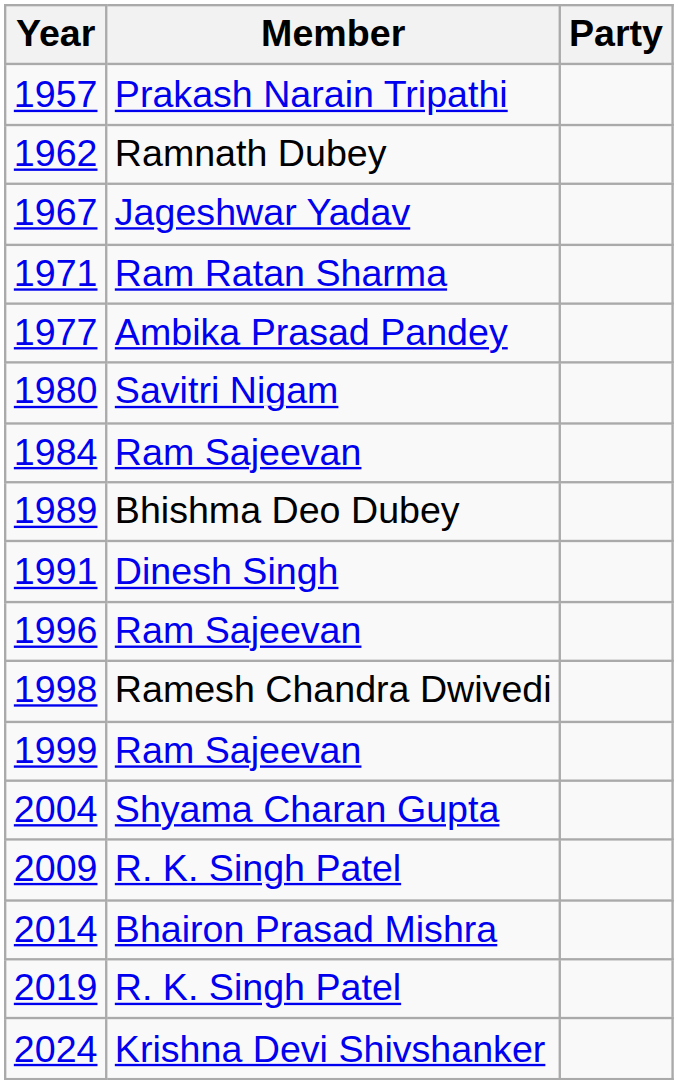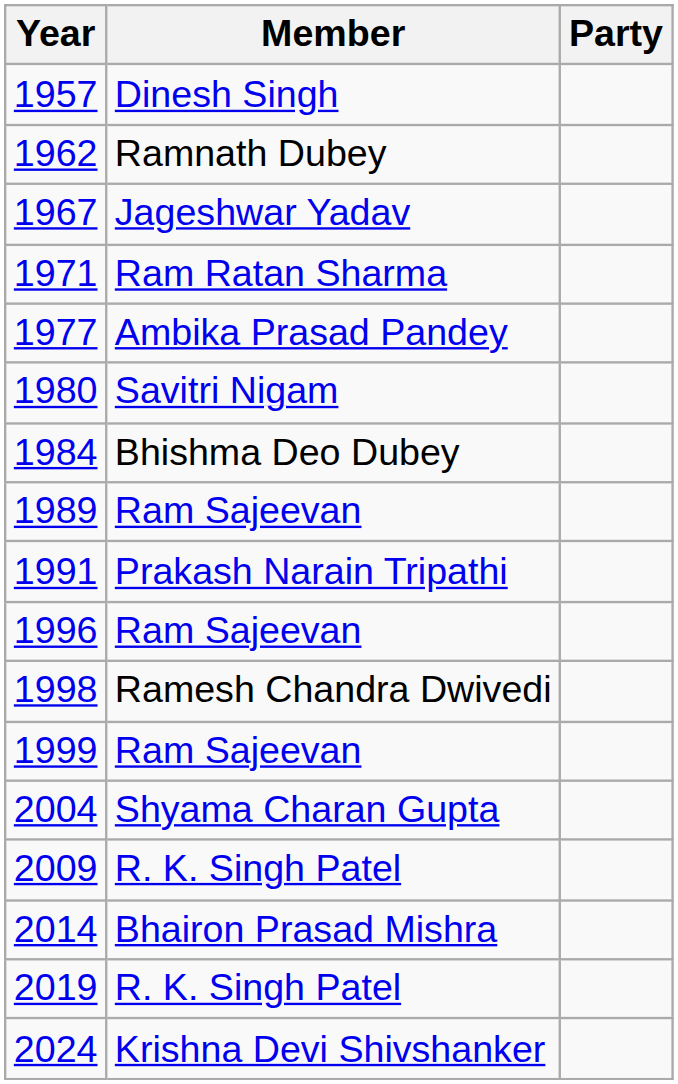(311, 93) Prakash Narain Tripathi -> (227, 93) Dinesh Singh
(238, 451) Ram Sajeevan -> (287, 451) Bhishma Deo Dubey
(287, 511) Bhishma Deo Dubey -> (238, 511) Ram Sajeevan
(227, 570) Dinesh Singh -> (311, 570) Prakash Narain Tripathi
